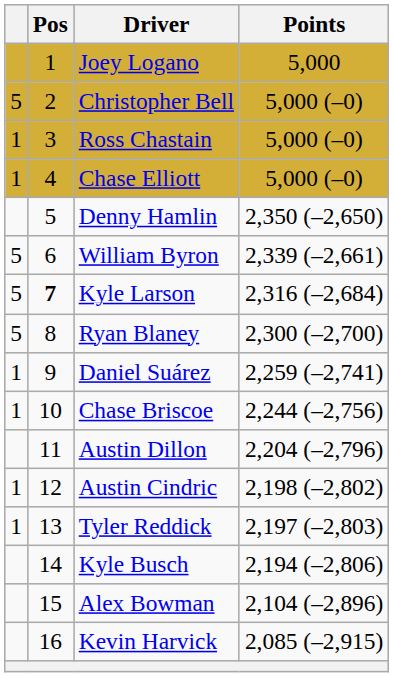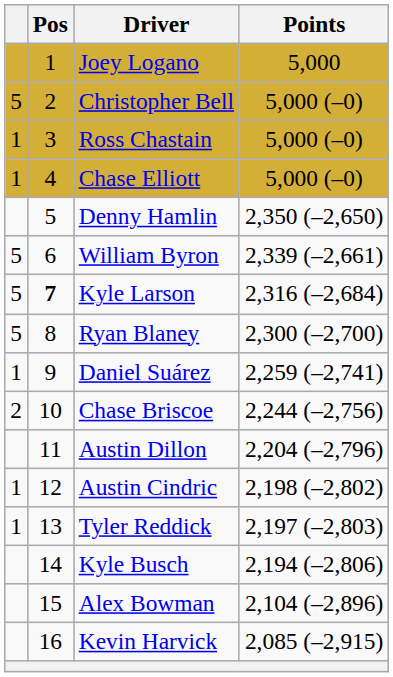(16, 409) 1 -> (16, 409) 2
